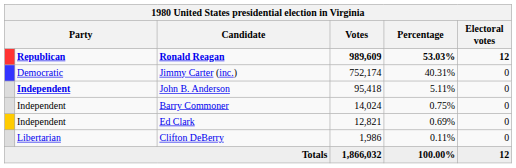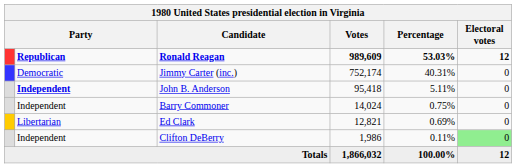(41, 122) Independent -> (39, 122) Libertarian
(39, 138) Libertarian -> (41, 138) Independent
(507, 138) no background -> (507, 138) lightgreen background
